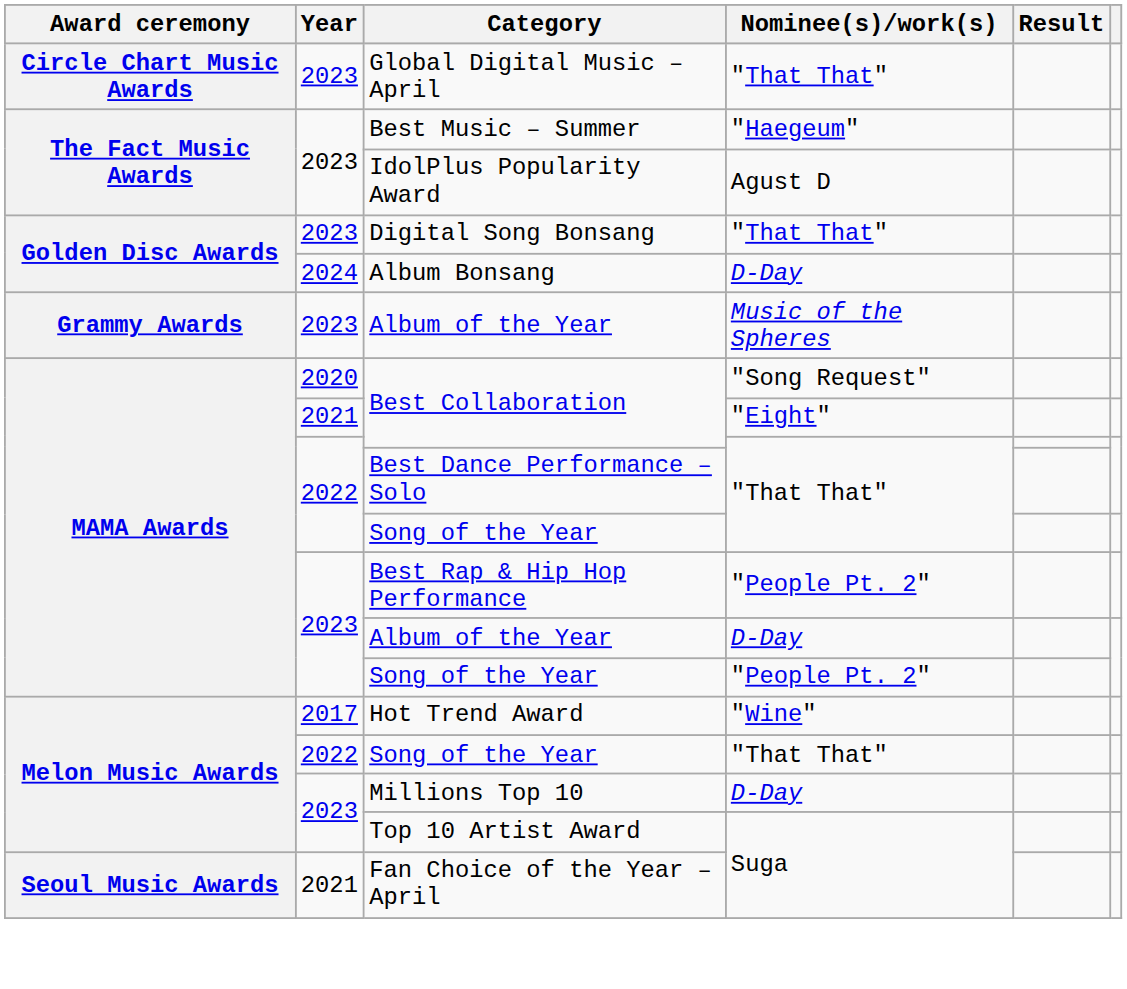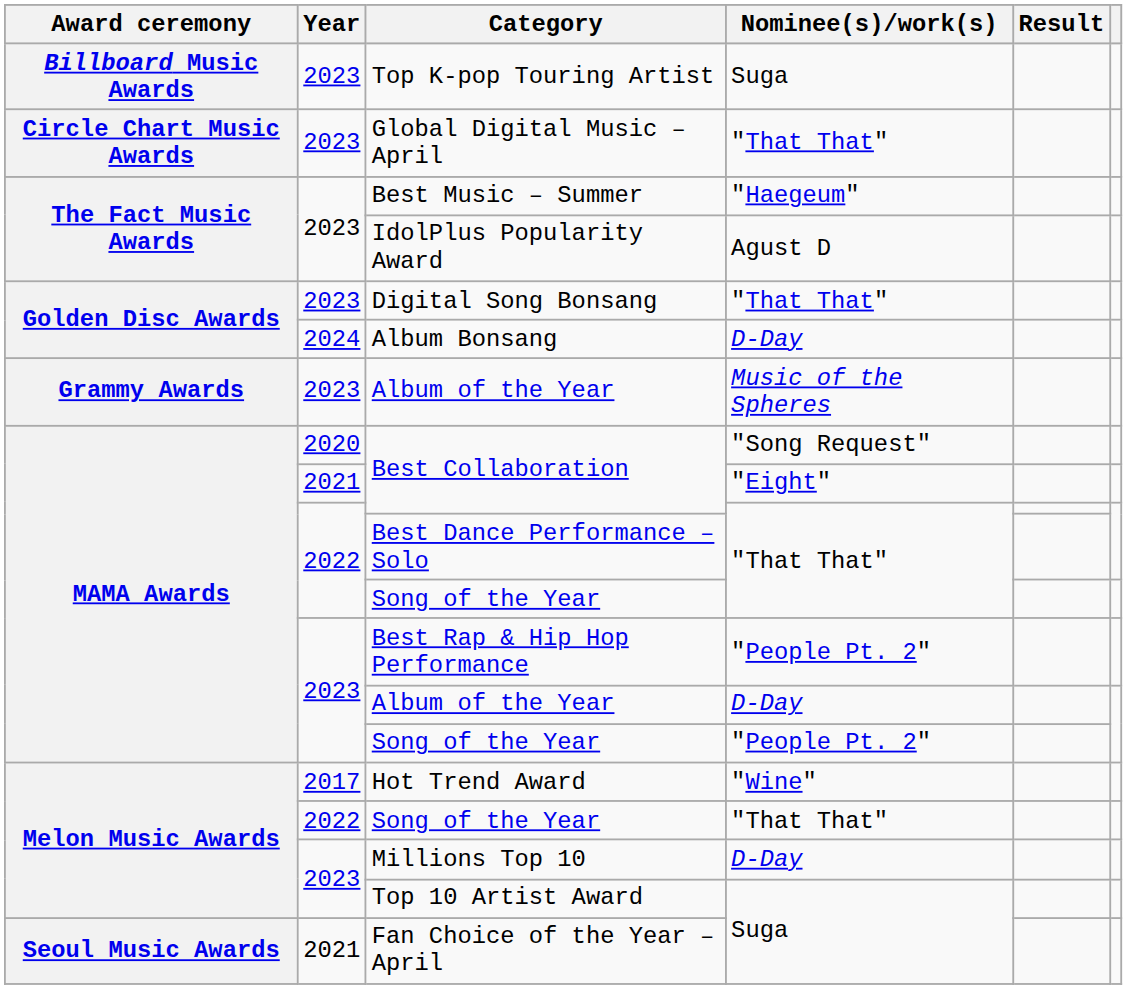+ row: (543, 77)
